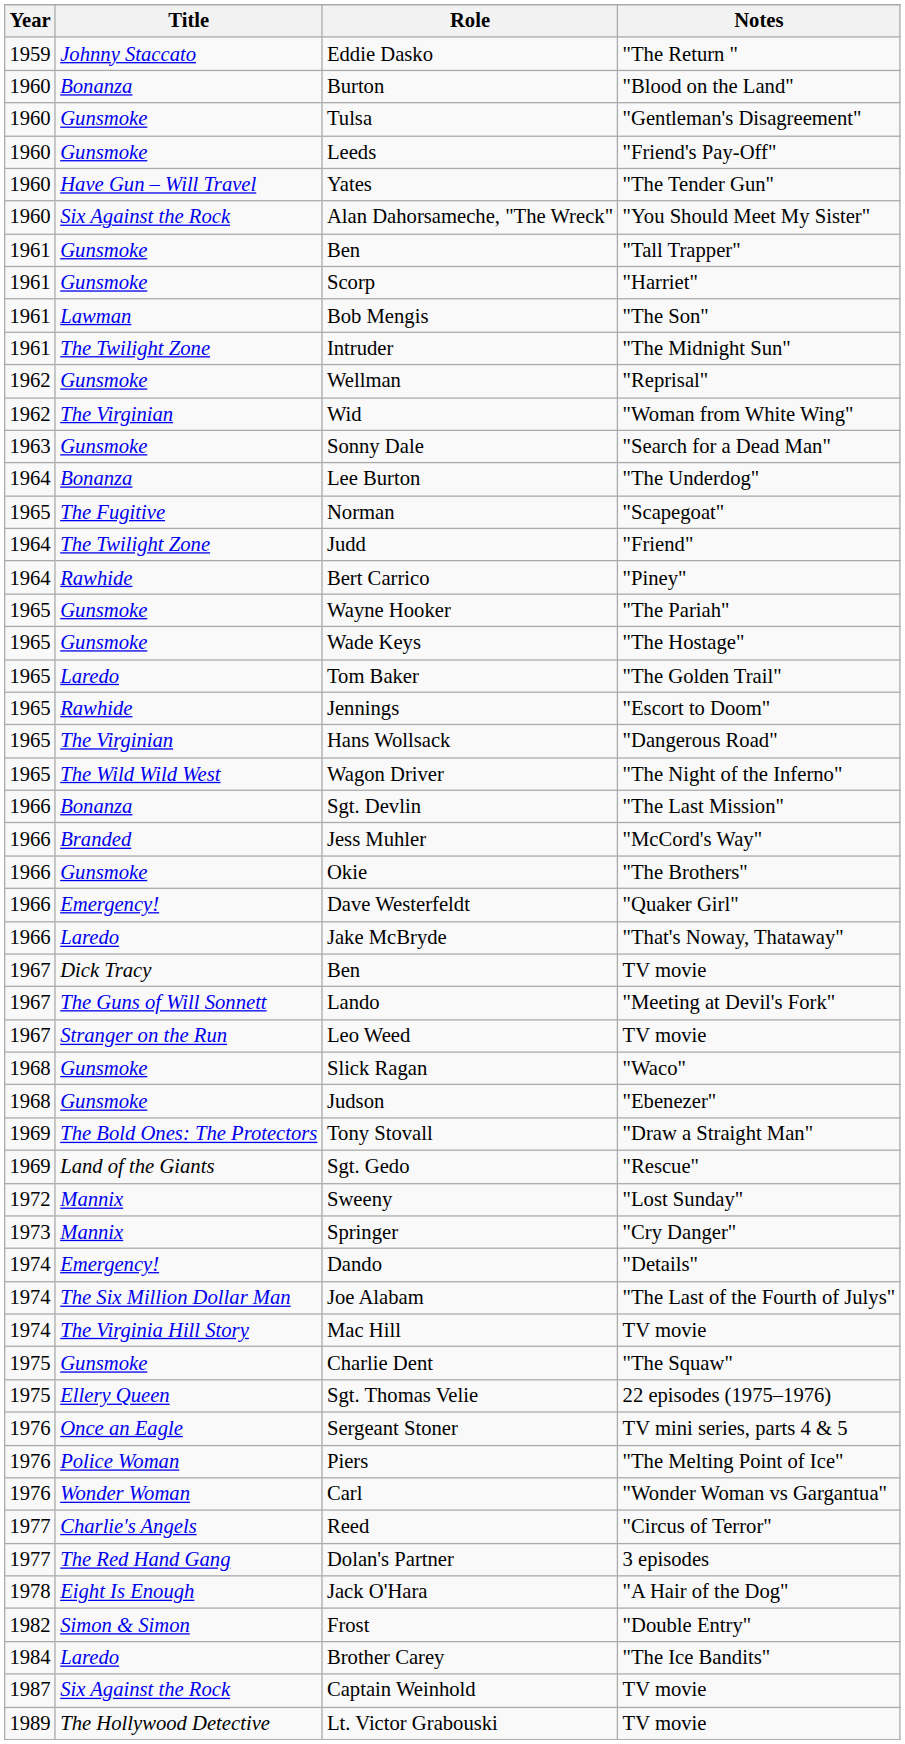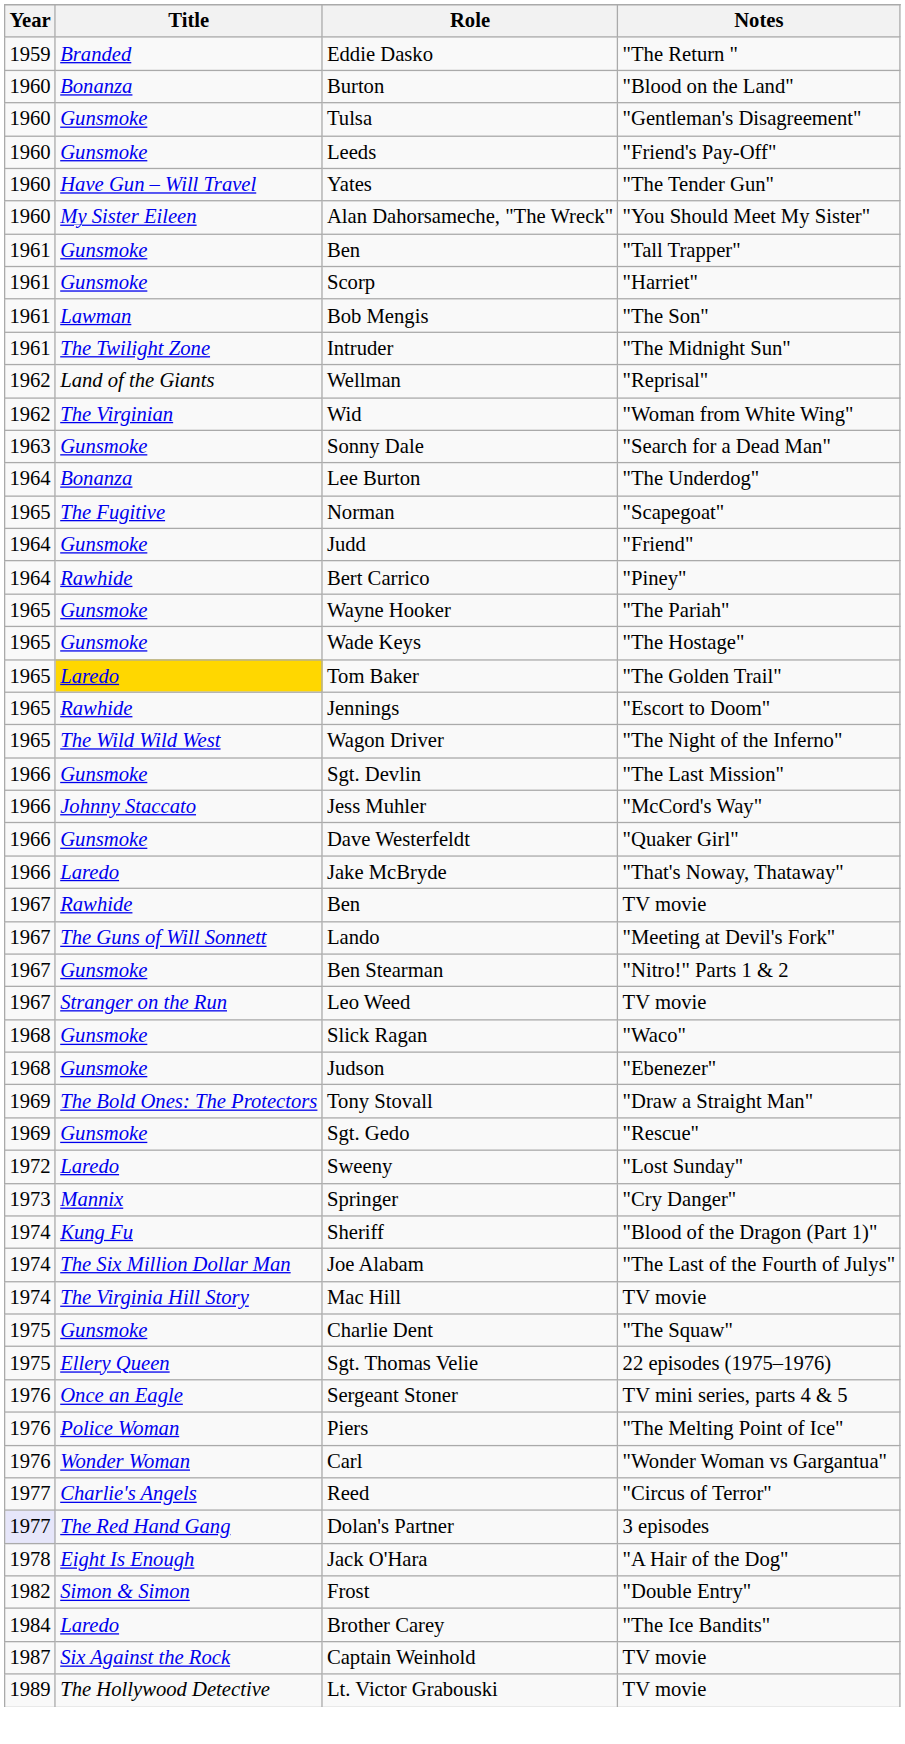(128, 53) Johnny Staccato -> (96, 53) Branded
(145, 217) Six Against the Rock -> (128, 217) My Sister Eileen
(104, 380) Gunsmoke -> (137, 380) Land of the Giants
(135, 544) The Twilight Zone -> (104, 544) Gunsmoke
(90, 675) no background -> (90, 675) gold background
- row: (389, 741)
(96, 806) Bonanza -> (104, 773) Gunsmoke
(96, 839) Branded -> (128, 806) Johnny Staccato
- row: (347, 871)
(110, 904) Emergency! -> (104, 839) Gunsmoke
(106, 970) Dick Tracy -> (96, 904) Rawhide
+ row: (385, 970)
(137, 1166) Land of the Giants -> (104, 1133) Gunsmoke
(92, 1199) Mannix -> (90, 1166) Laredo
- row: (354, 1264)
+ row: (355, 1232)
(30, 1559) no background -> (30, 1526) lavender background
